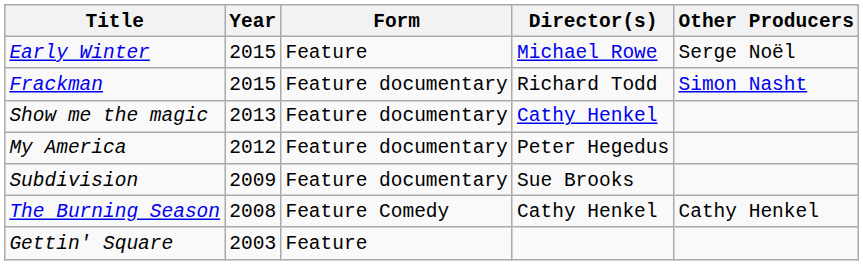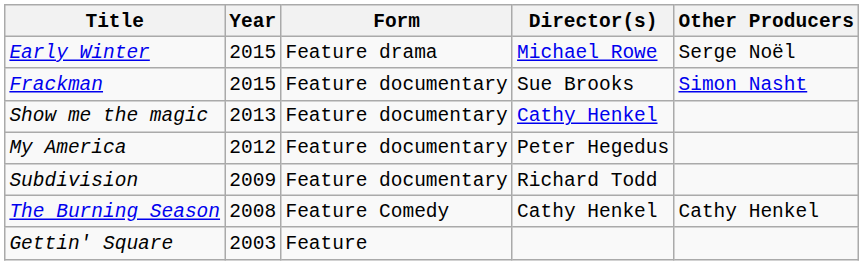(326, 52) Feature -> (362, 52) Feature drama
(587, 84) Richard Todd -> (576, 84) Sue Brooks
(576, 180) Sue Brooks -> (587, 180) Richard Todd
